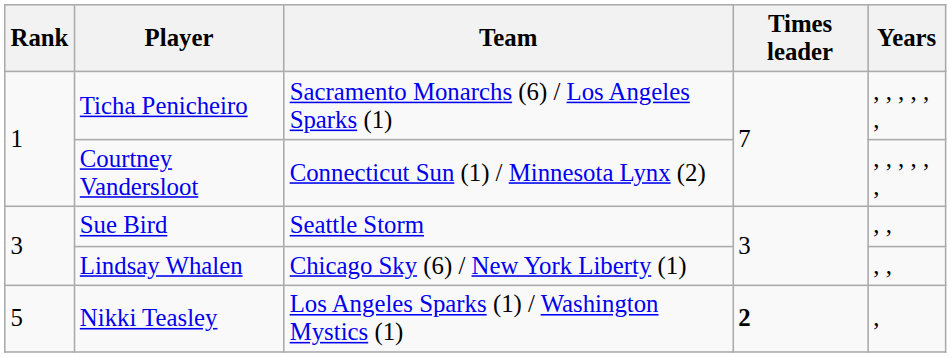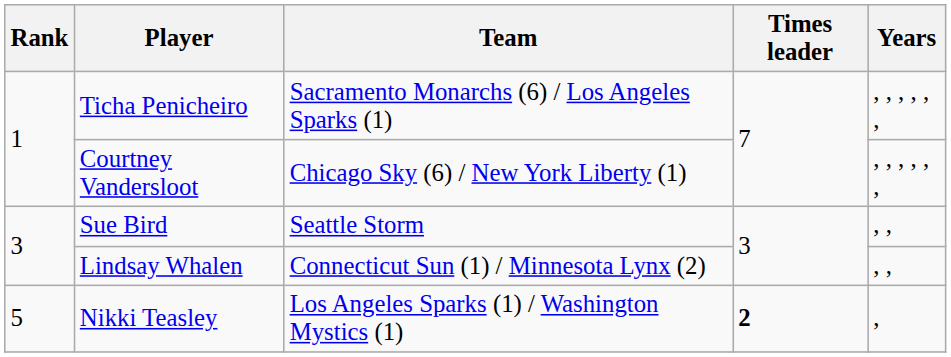(498, 172) Connecticut Sun (1) / Minnesota Lynx (2) -> (488, 172) Chicago Sky (6) / New York Liberty (1)
(488, 265) Chicago Sky (6) / New York Liberty (1) -> (498, 265) Connecticut Sun (1) / Minnesota Lynx (2)
